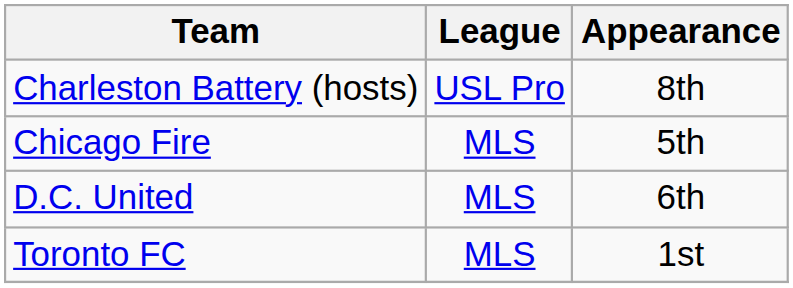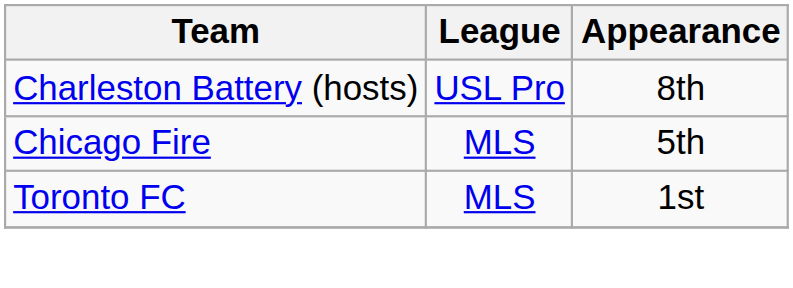- row: (103, 198)
